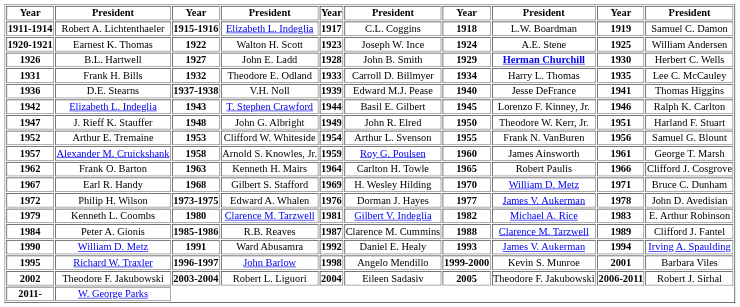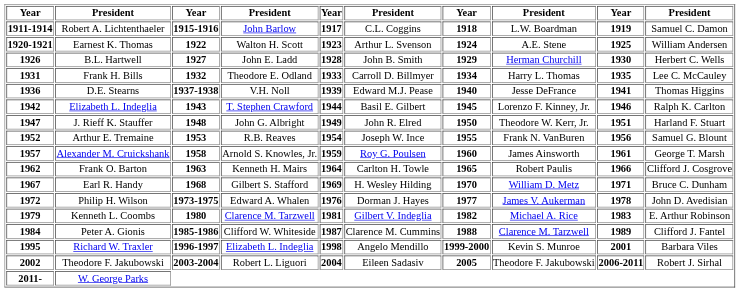(270, 28) Elizabeth L. Indeglia -> (270, 28) John Barlow
(393, 44) Joseph W. Ince -> (393, 44) Arthur L. Svenson
(544, 60) bold -> (544, 60) normal
(270, 138) Clifford W. Whiteside -> (270, 138) R.B. Reaves
(393, 138) Arthur L. Svenson -> (393, 138) Joseph W. Ince
(270, 231) R.B. Reaves -> (270, 231) Clifford W. Whiteside
- row: (30, 247)
(270, 262) John Barlow -> (270, 247) Elizabeth L. Indeglia
